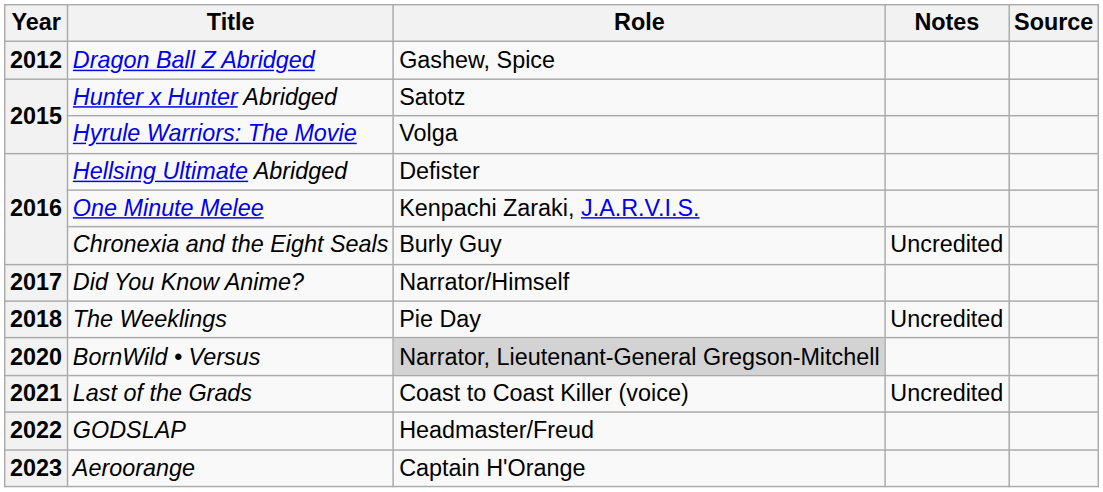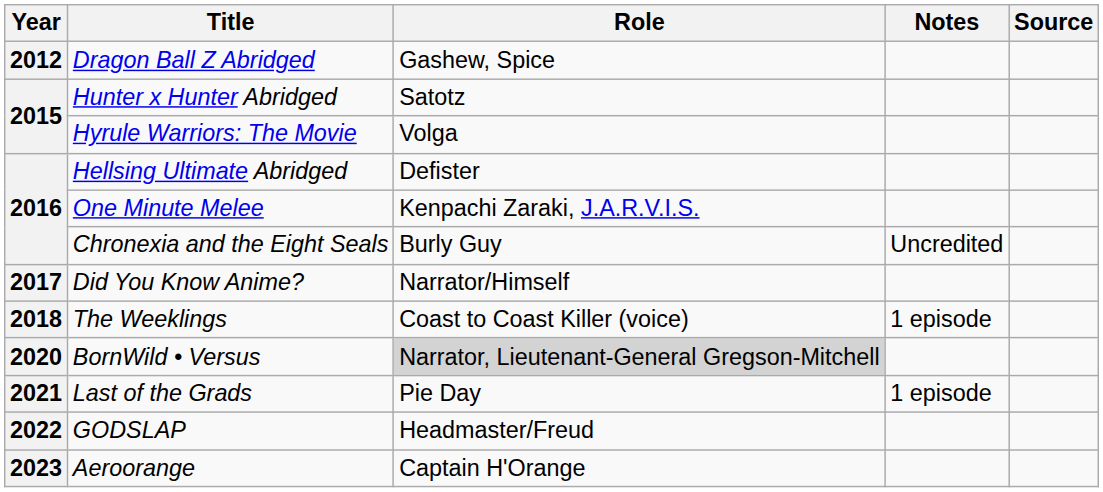(440, 319) Pie Day -> (544, 319) Coast to Coast Killer (voice)
(947, 319) Uncredited -> (941, 319) 1 episode
(544, 393) Coast to Coast Killer (voice) -> (440, 393) Pie Day
(947, 393) Uncredited -> (941, 393) 1 episode
